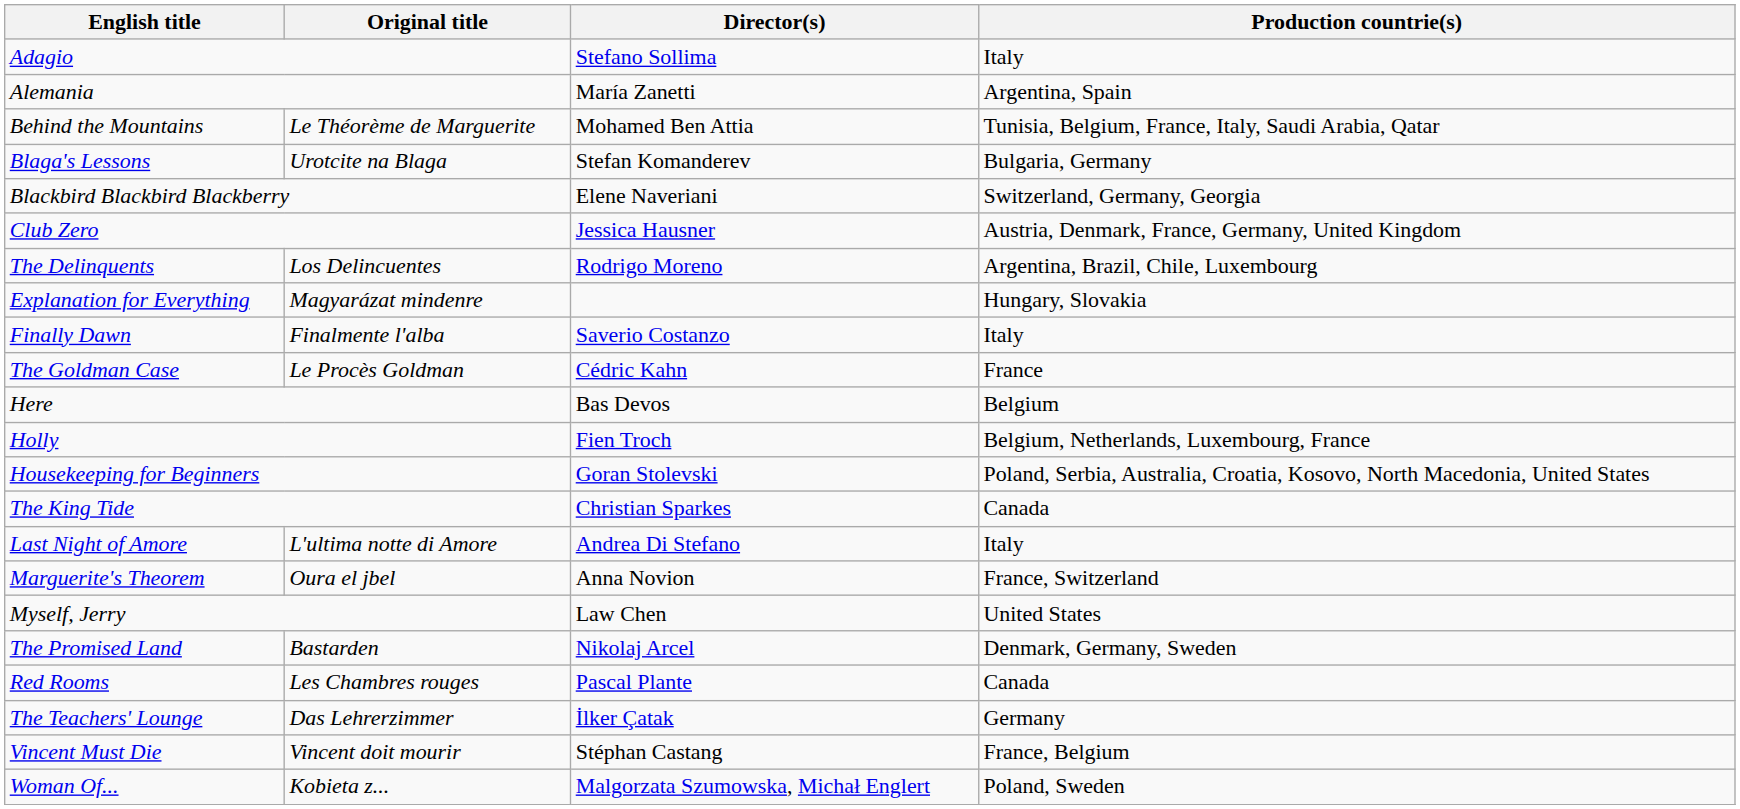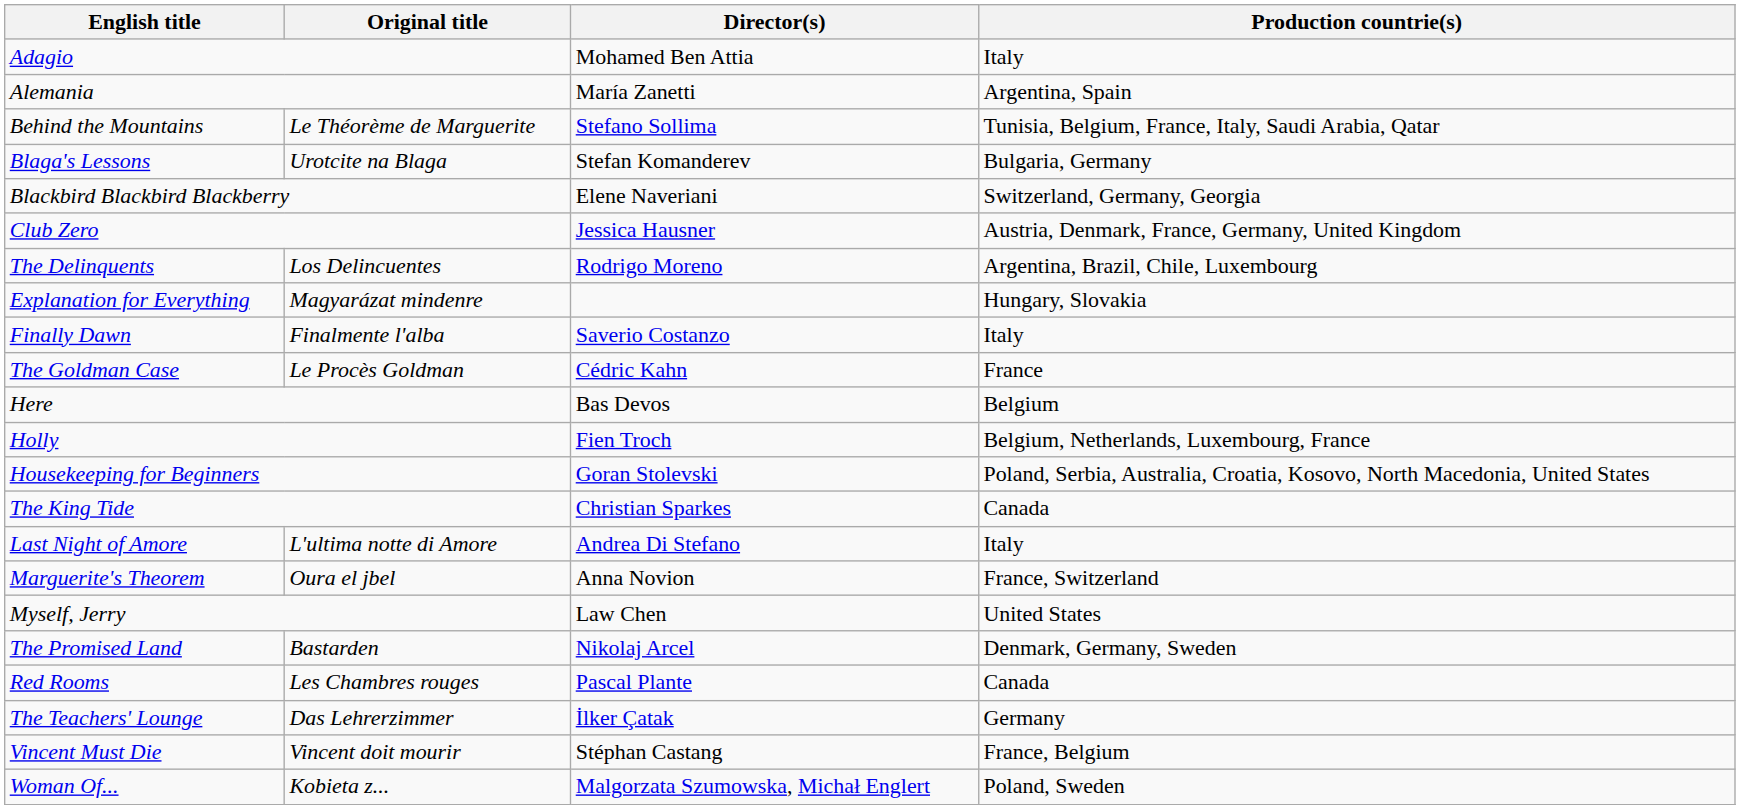(646, 56) Stefano Sollima -> (665, 56) Mohamed Ben Attia
(665, 126) Mohamed Ben Attia -> (646, 126) Stefano Sollima
